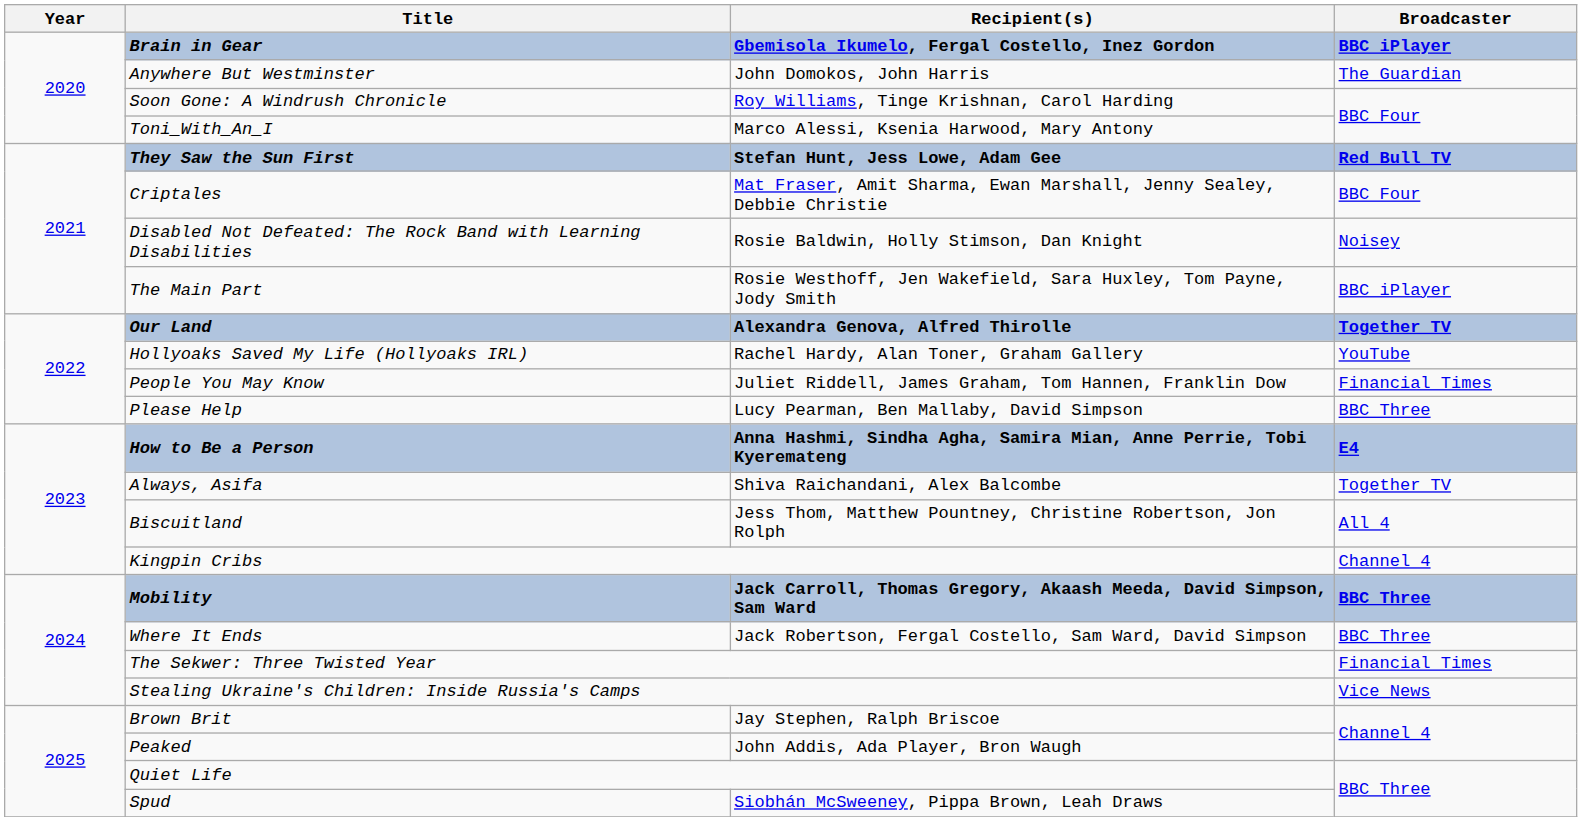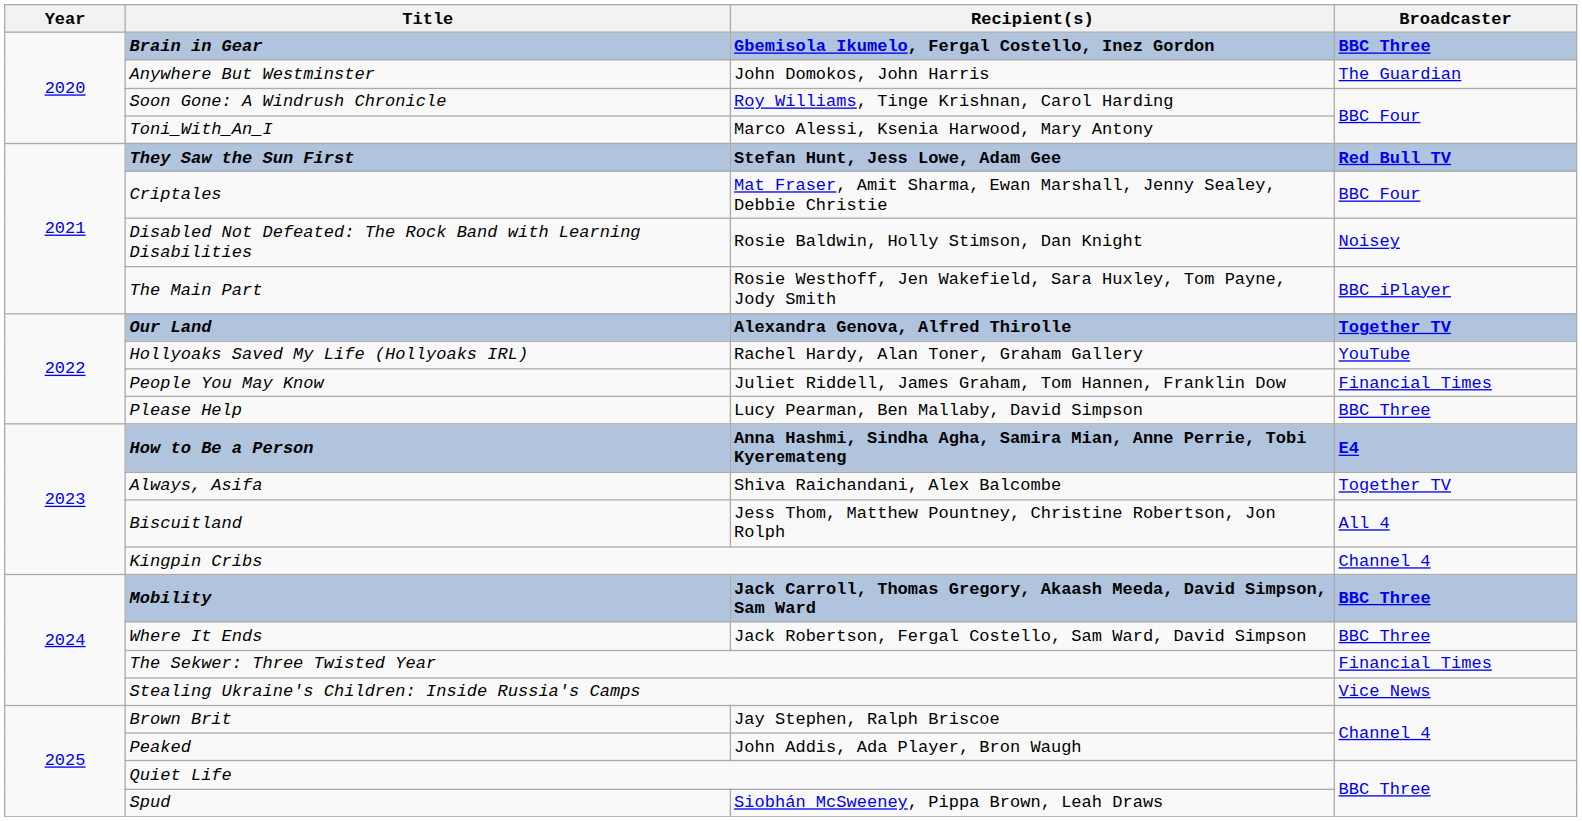(1395, 46) BBC iPlayer -> (1385, 46) BBC Three
